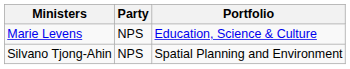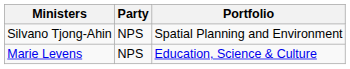rows swapped: (45, 34) <-> (60, 53)
